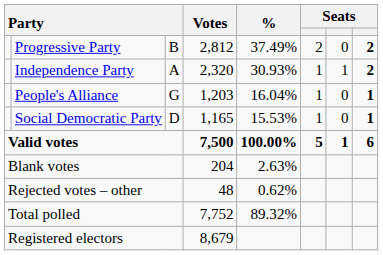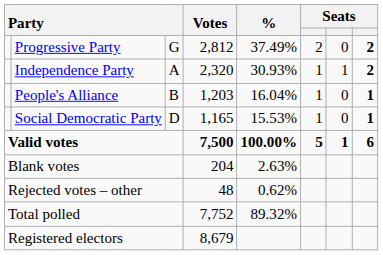(174, 47) B -> (174, 47) G
(174, 94) G -> (174, 94) B
